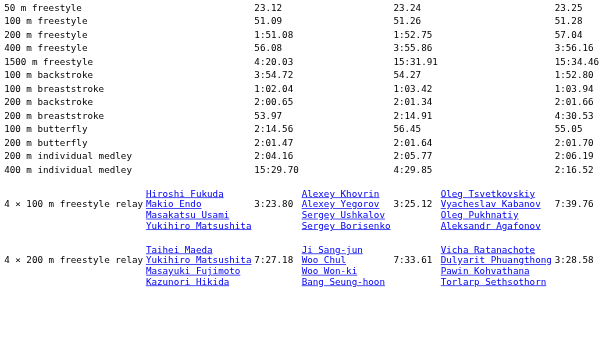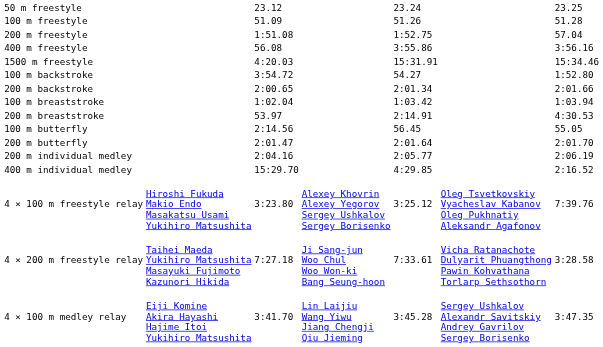rows swapped: (49, 102) <-> (54, 88)
+ row: (65, 316)
